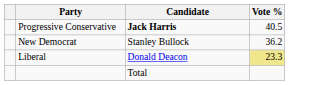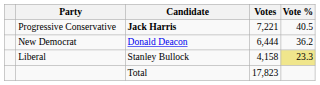+ column: (265, 12)
(158, 42) Stanley Bullock -> (158, 42) Donald Deacon
(158, 57) Donald Deacon -> (158, 57) Stanley Bullock
